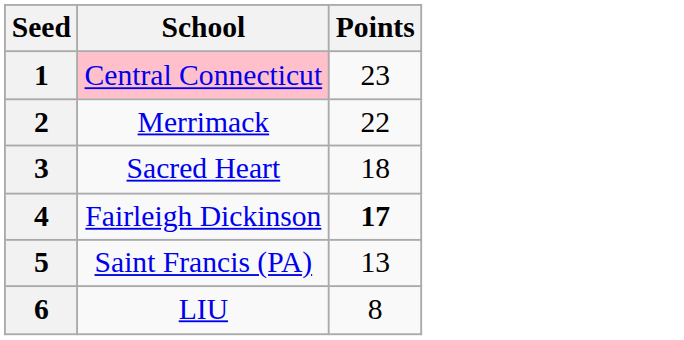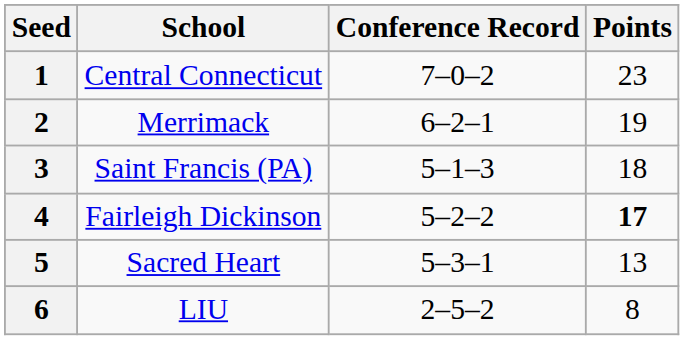+ column: (458, 27)
(203, 74) pink background -> (203, 74) no background
(375, 121) 22 -> (632, 121) 19
(203, 168) Sacred Heart -> (203, 168) Saint Francis (PA)
(203, 262) Saint Francis (PA) -> (203, 262) Sacred Heart
